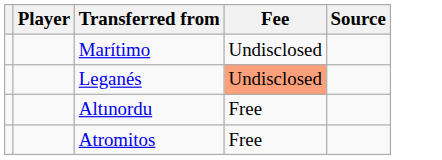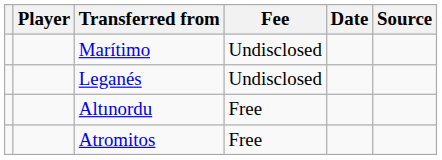+ column: (349, 19)
(275, 79) lightsalmon background -> (275, 79) no background
